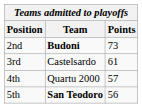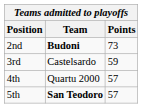(113, 62) 61 -> (113, 62) 59
(113, 95) 56 -> (113, 95) 57
